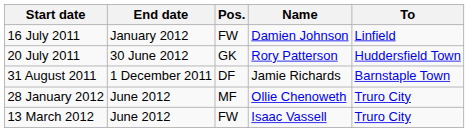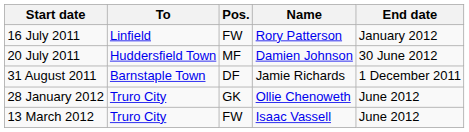columns swapped: (161, 14) <-> (408, 14)
(300, 35) Damien Johnson -> (299, 35) Rory Patterson
(227, 55) GK -> (232, 55) MF
(295, 55) Rory Patterson -> (304, 55) Damien Johnson
(227, 96) MF -> (232, 96) GK
